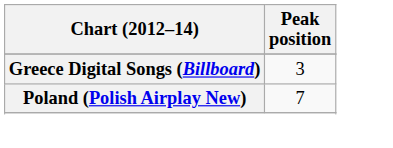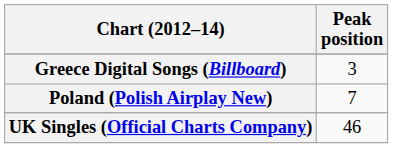+ row: (161, 127)
